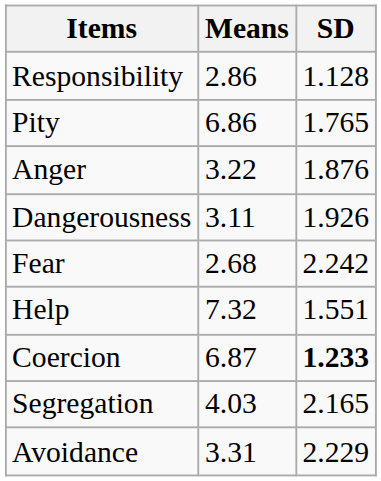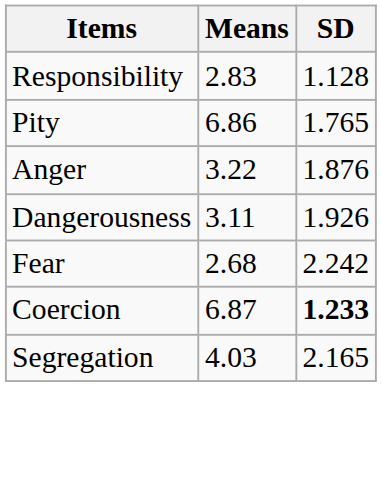(231, 75) 2.86 -> (231, 75) 2.83
- row: (41, 310)
- row: (75, 451)
